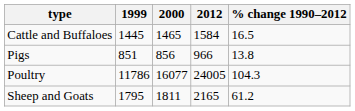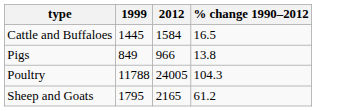- column: (172, 14)
(128, 55) 851 -> (128, 55) 849
(134, 75) 11786 -> (134, 75) 11788
